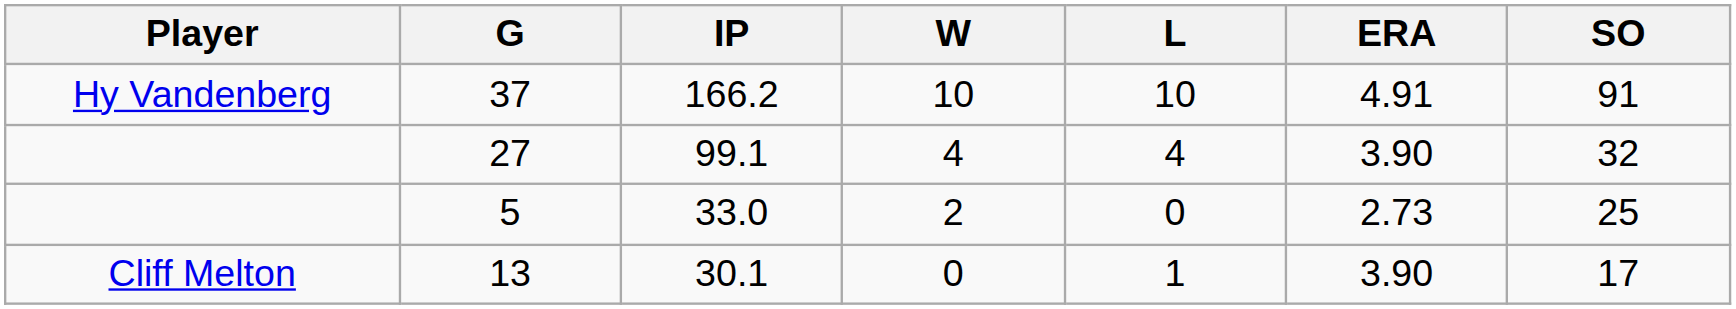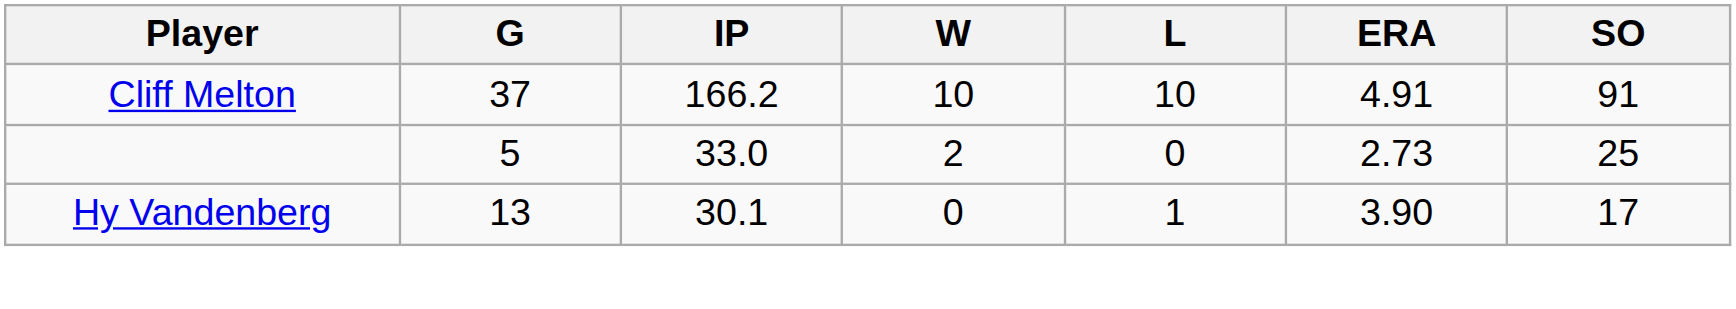(202, 93) Hy Vandenberg -> (202, 93) Cliff Melton
- row: (510, 153)
(202, 272) Cliff Melton -> (202, 213) Hy Vandenberg
